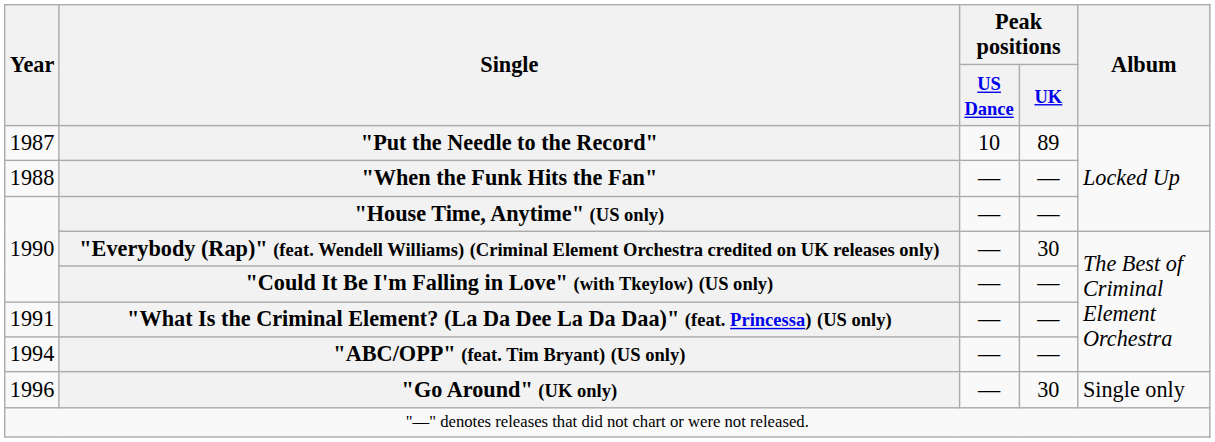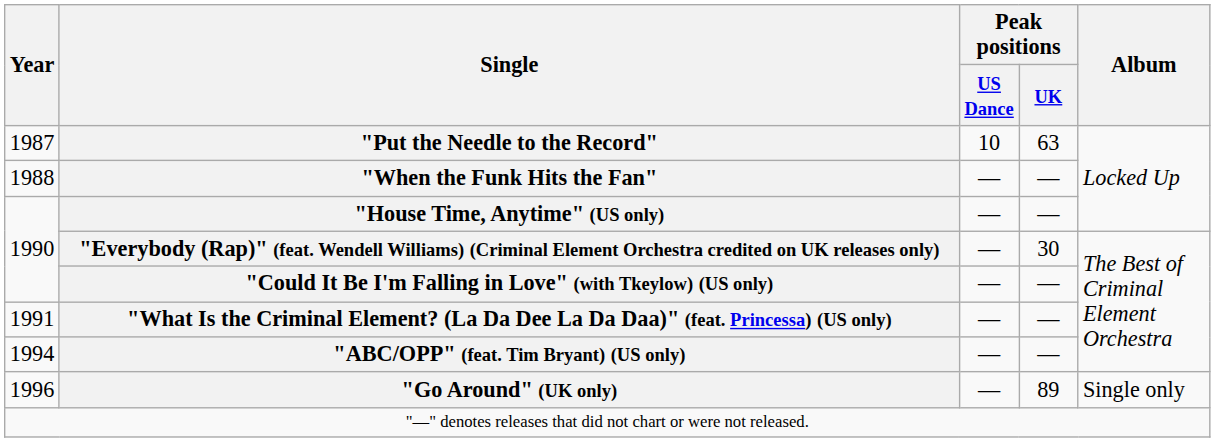(1048, 142) 89 -> (1048, 142) 63
(1048, 389) 30 -> (1048, 389) 89
